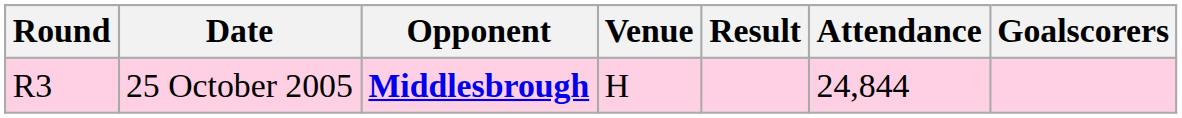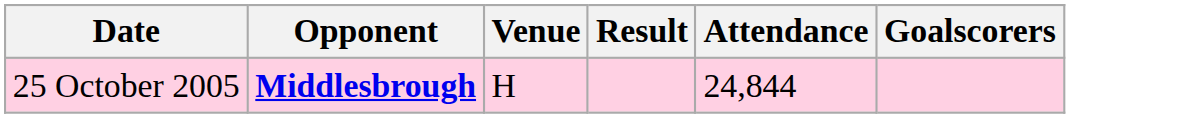- column: (62, 31)
